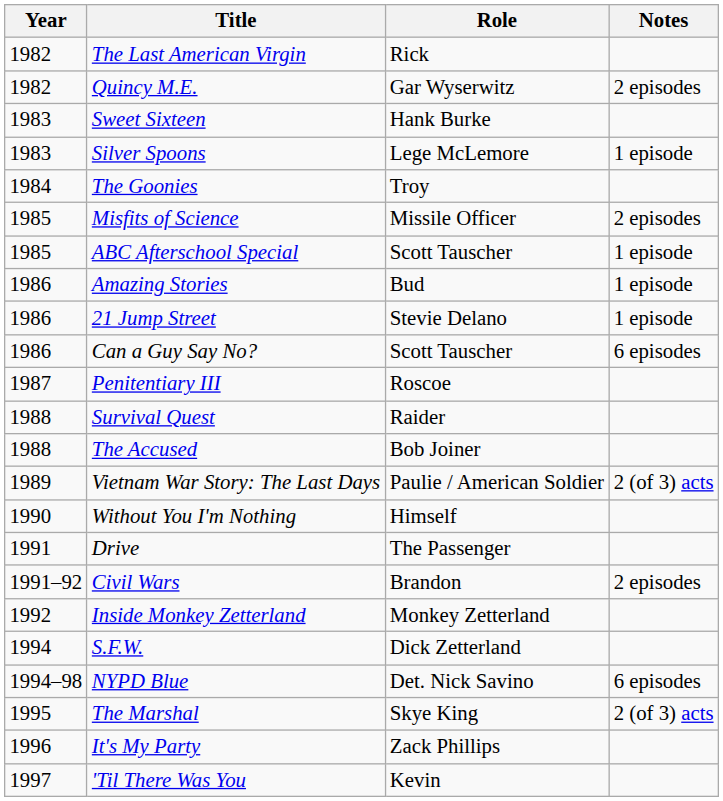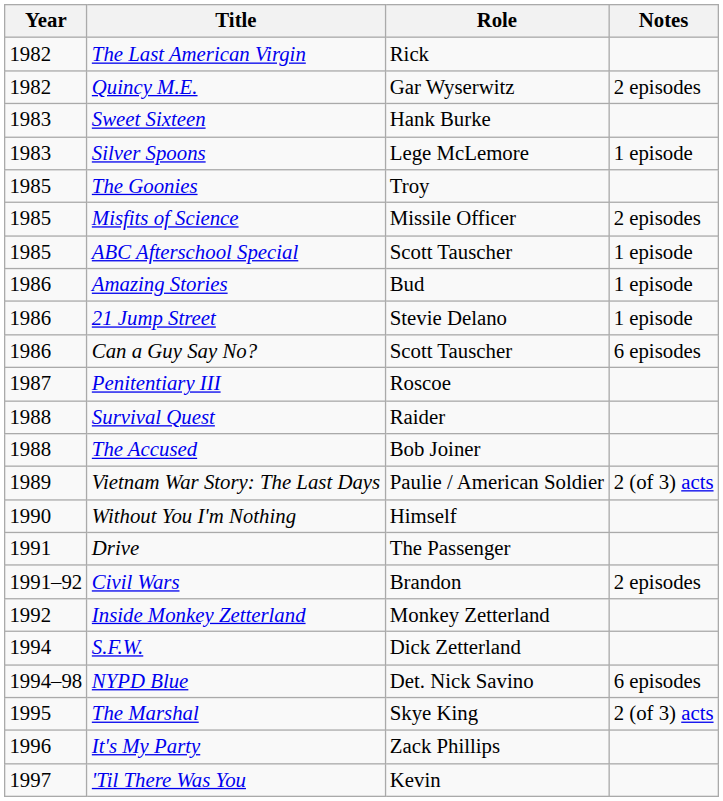(30, 185) 1984 -> (30, 185) 1985
